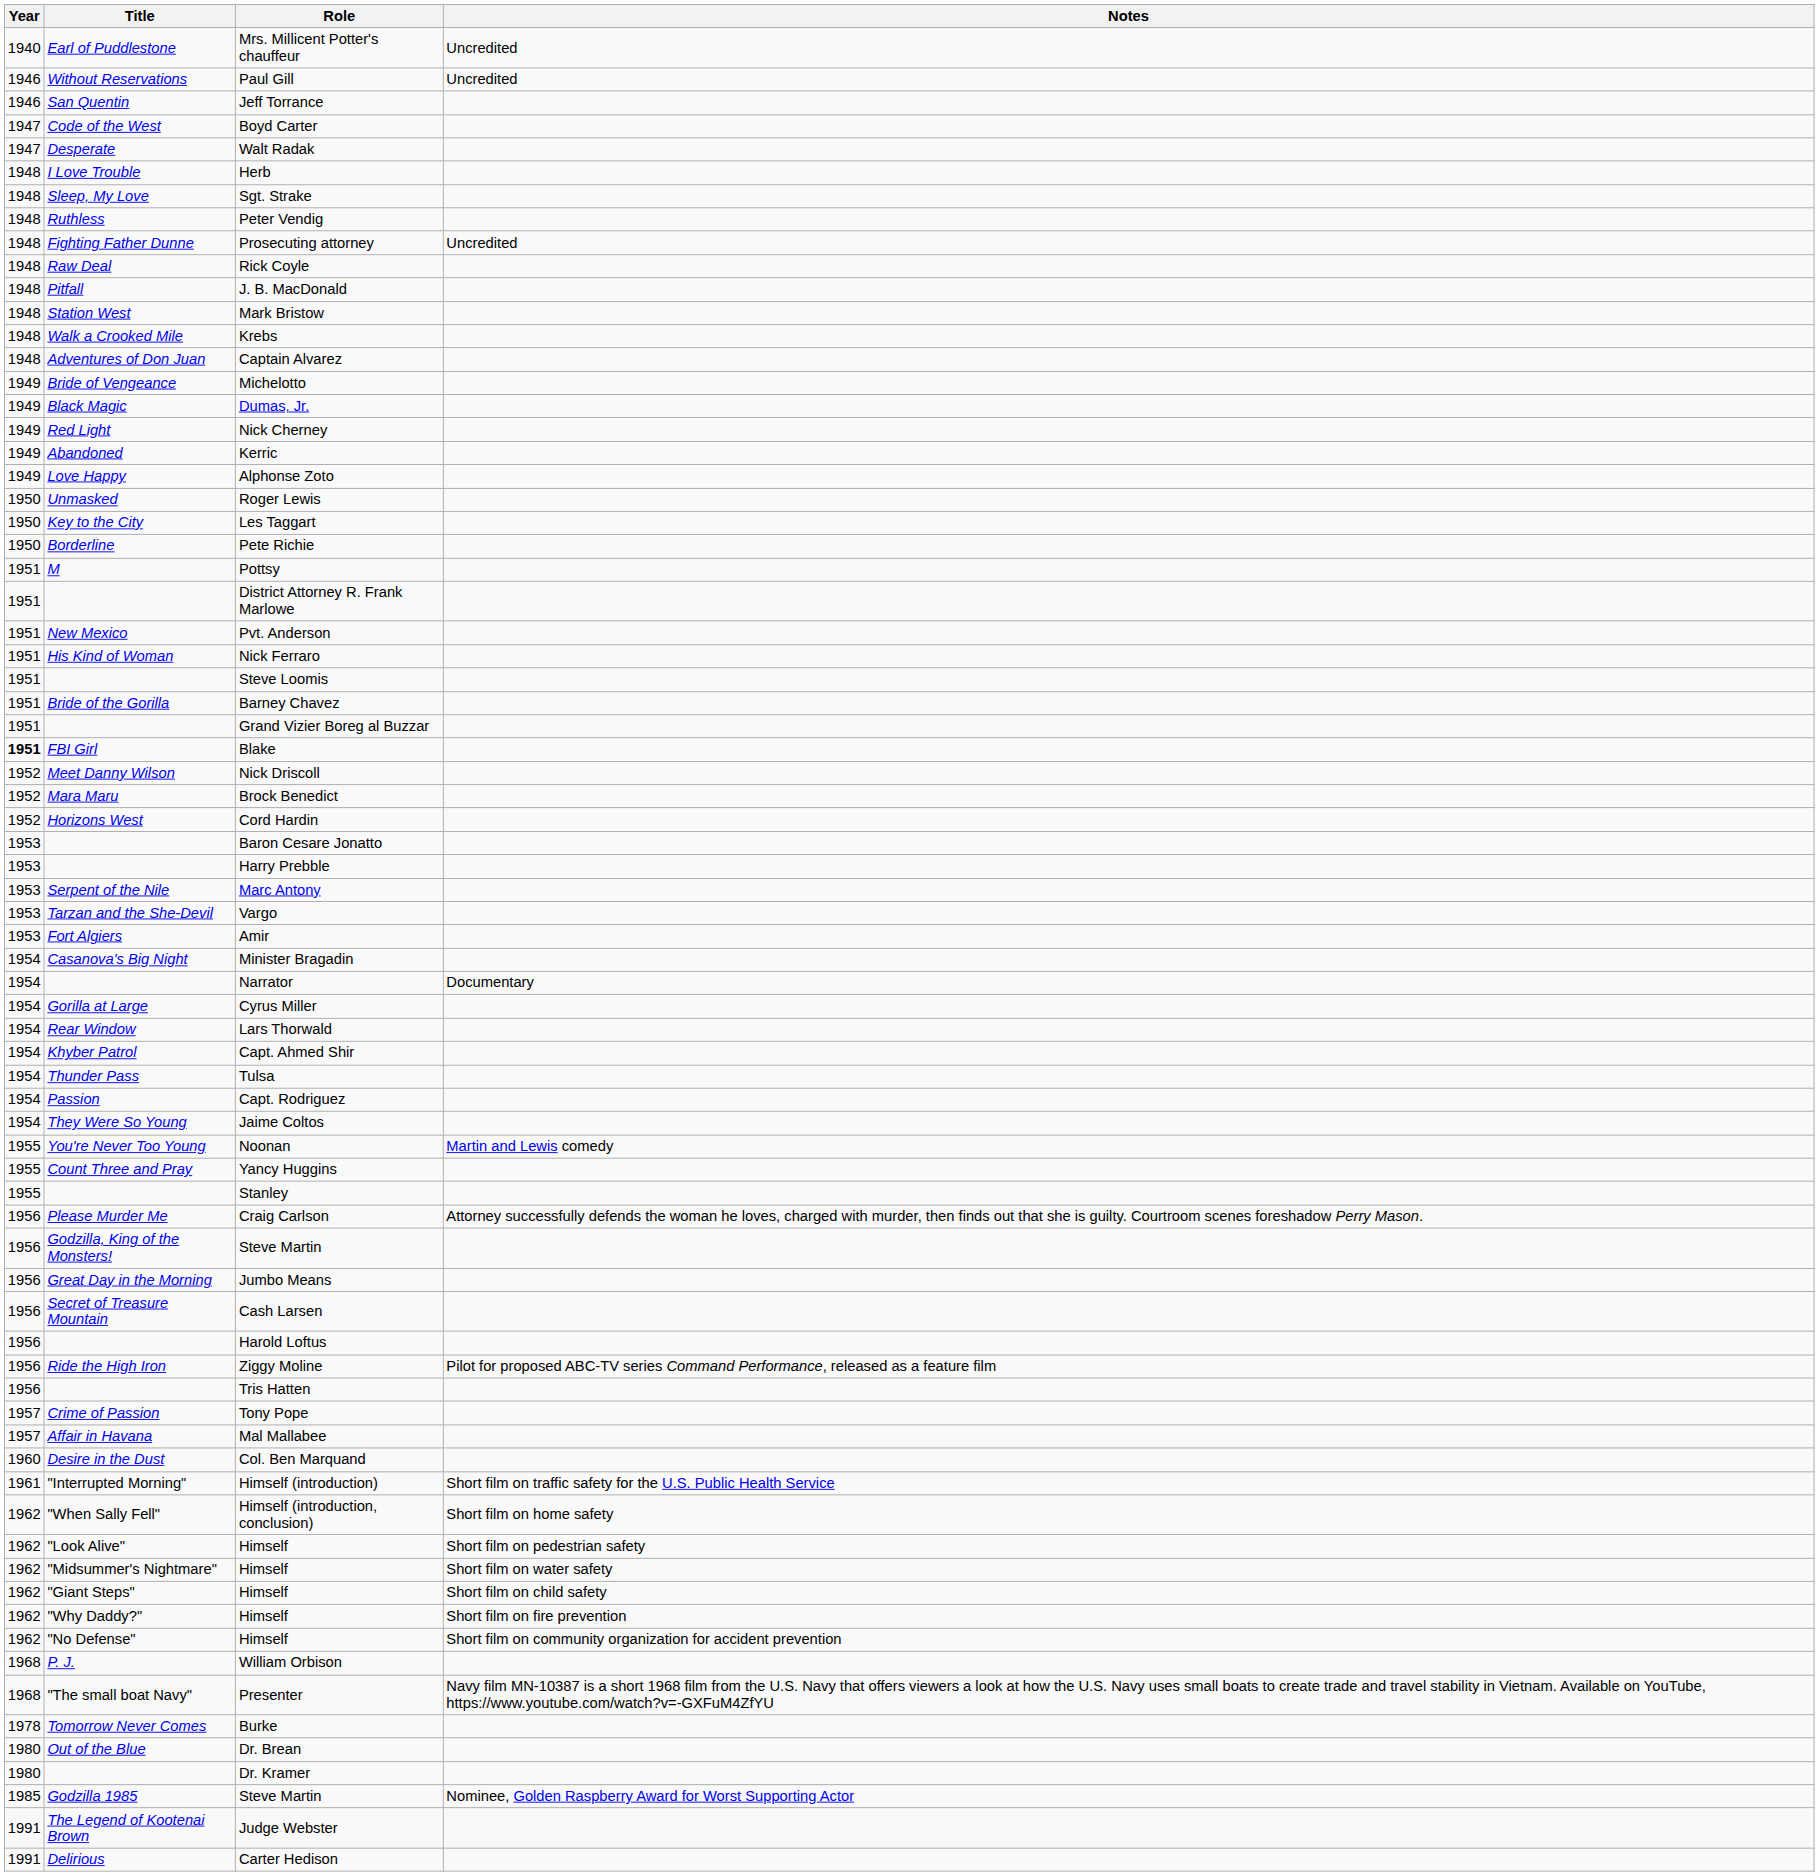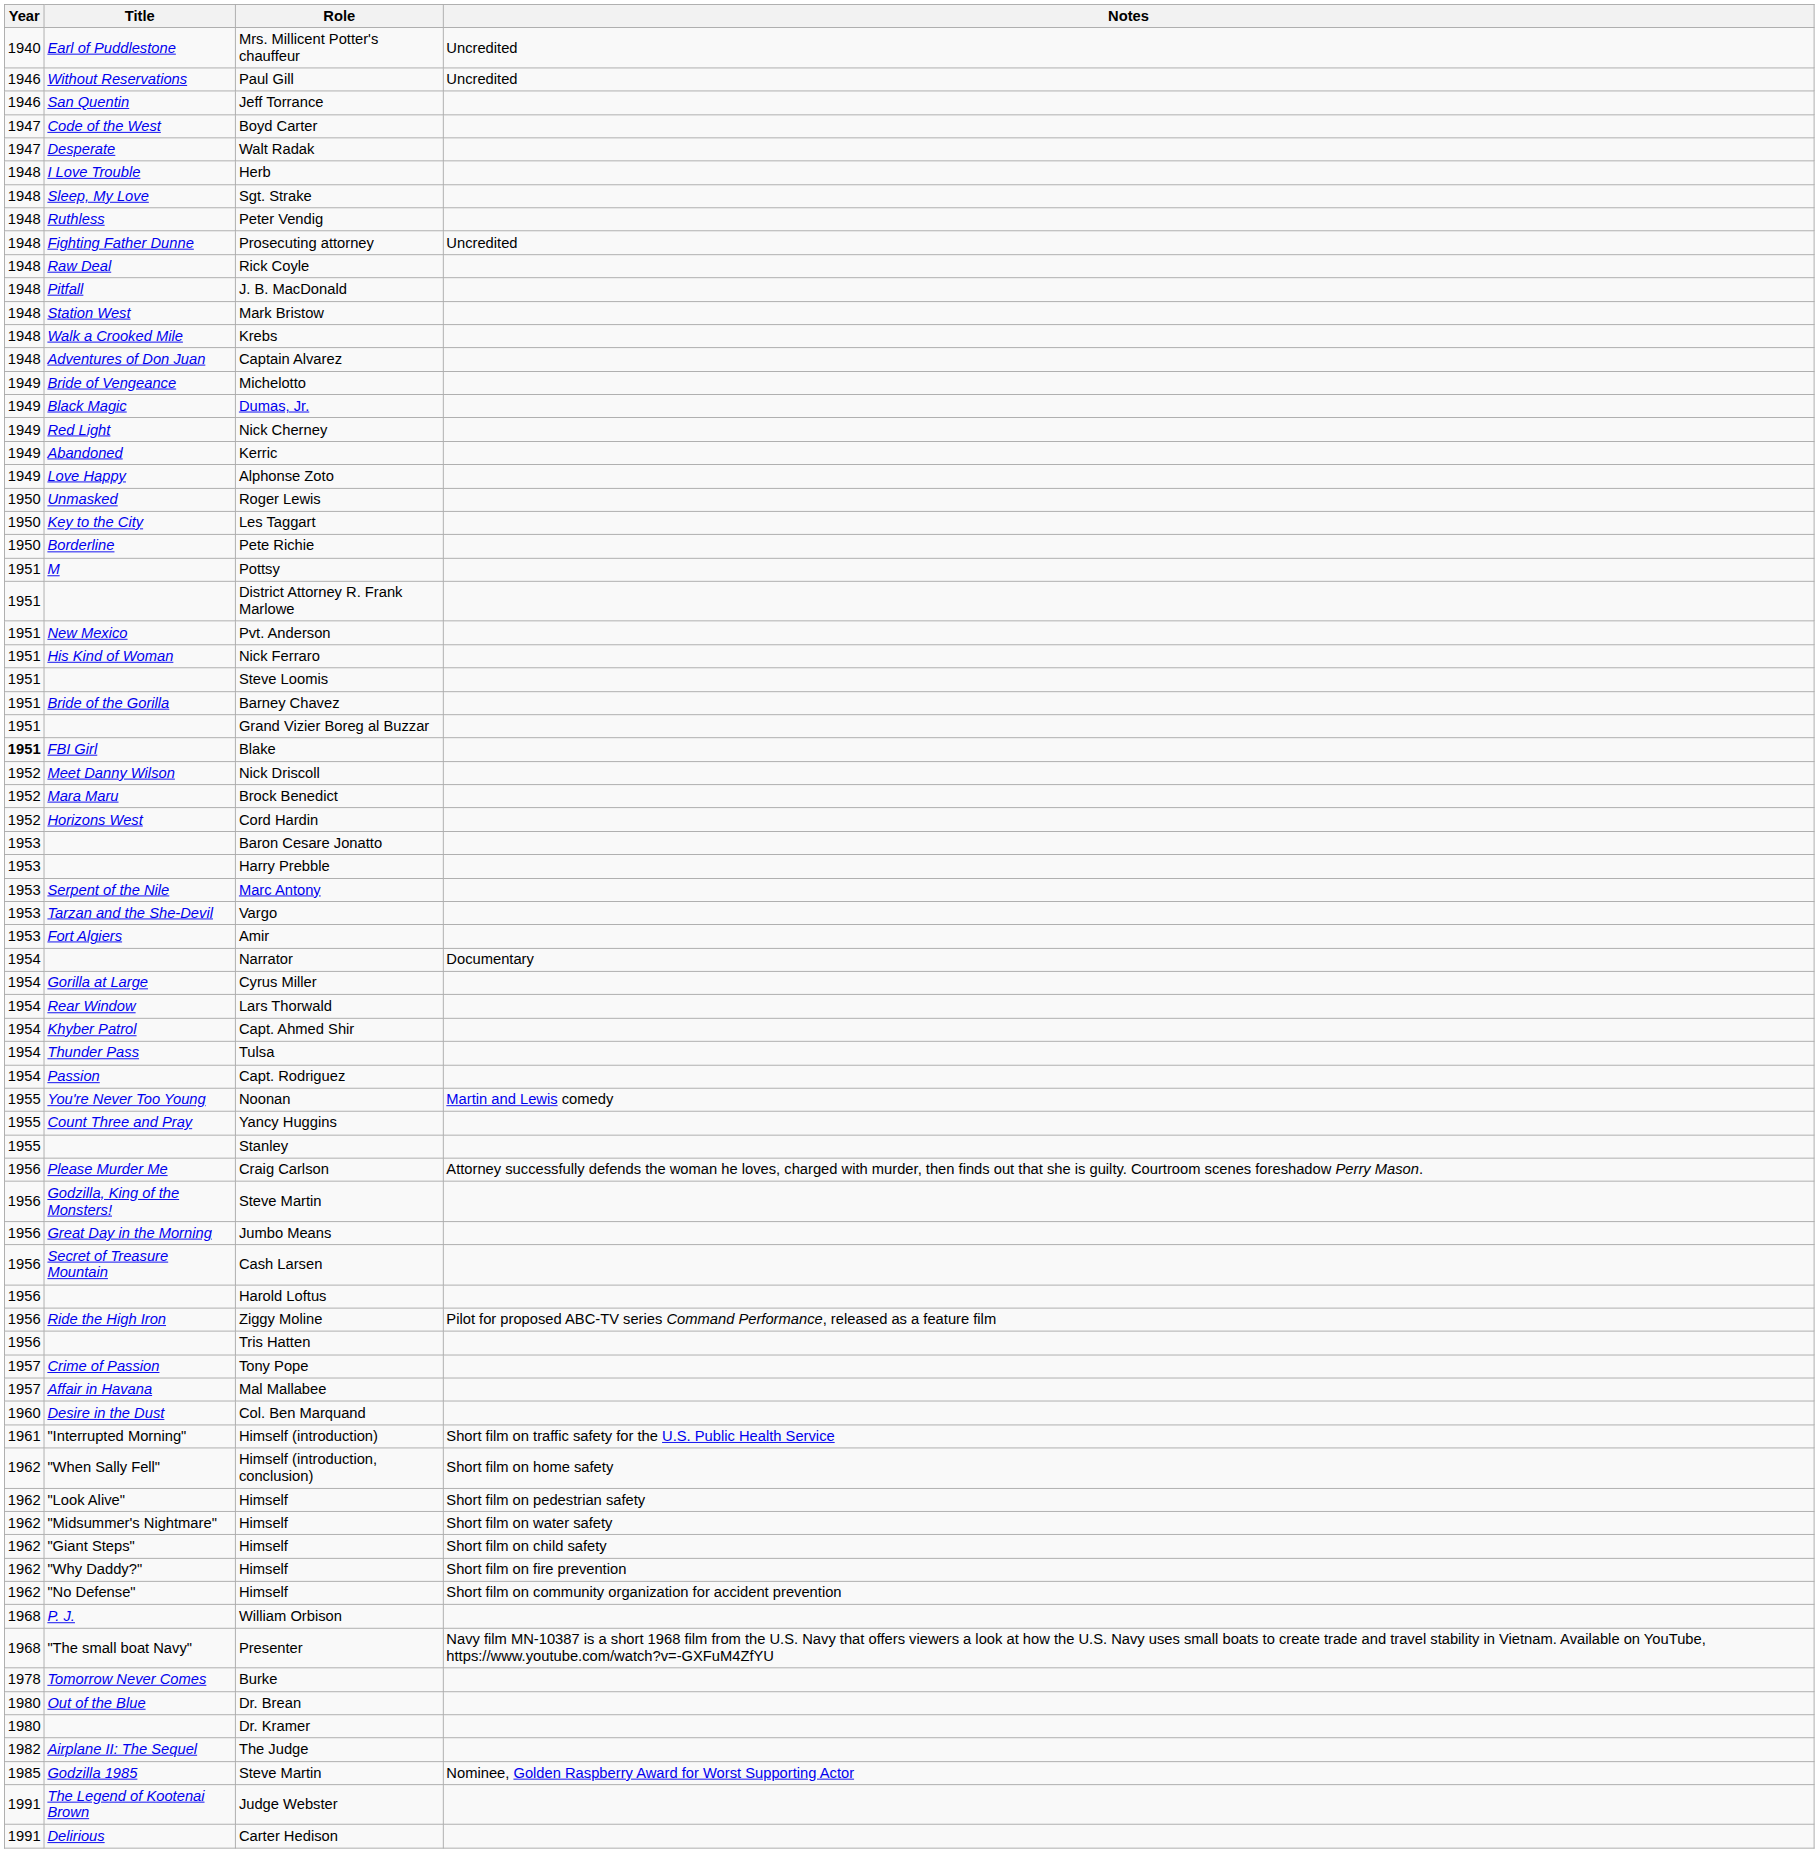- row: (118, 959)
- row: (117, 1123)
+ row: (122, 1749)
